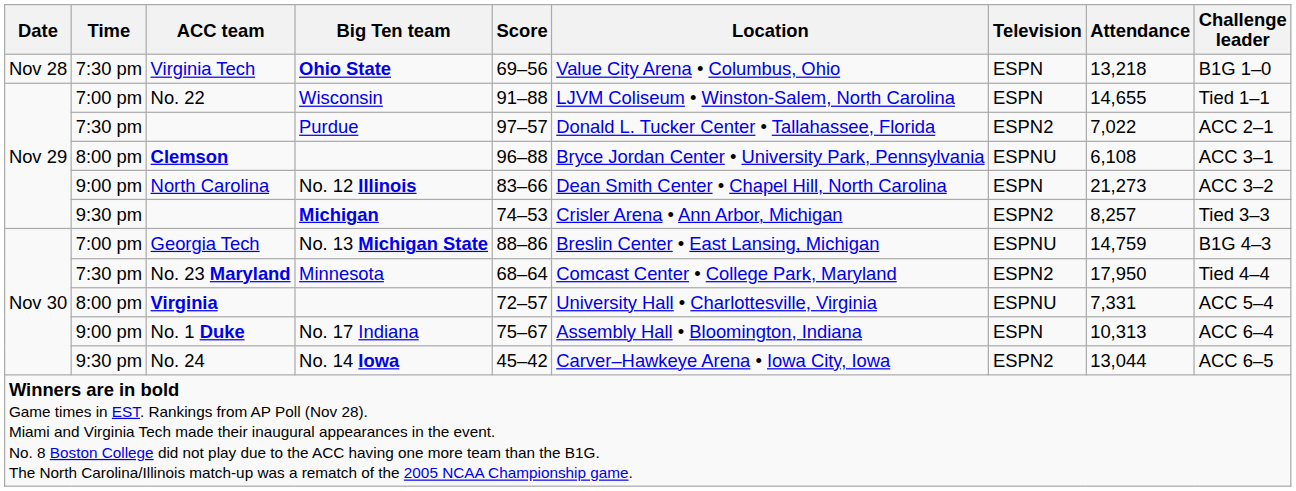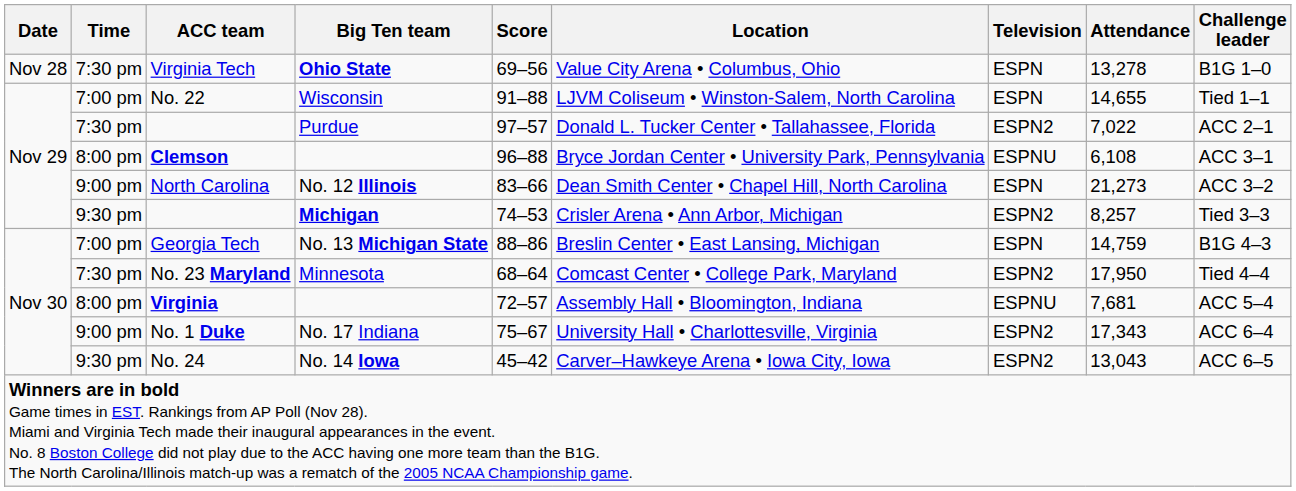(1118, 69) 13,218 -> (1118, 69) 13,278
(1025, 244) ESPNU -> (1018, 244) ESPN
(717, 302) University Hall • Charlottesville, Virginia -> (709, 302) Assembly Hall • Bloomington, Indiana
(1113, 302) 7,331 -> (1113, 302) 7,681
(709, 331) Assembly Hall • Bloomington, Indiana -> (717, 331) University Hall • Charlottesville, Virginia
(1018, 331) ESPN -> (1023, 331) ESPN2
(1118, 331) 10,313 -> (1118, 331) 17,343
(1118, 360) 13,044 -> (1118, 360) 13,043
